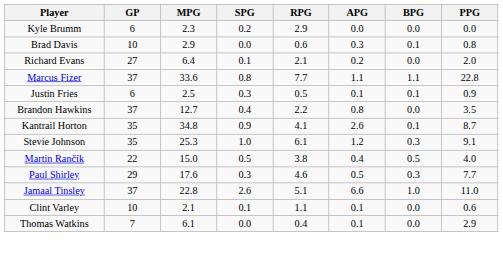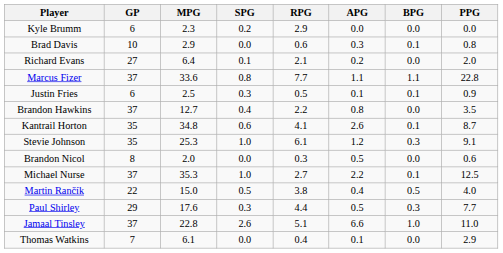(245, 126) 0.9 -> (245, 126) 0.6
+ row: (54, 158)
+ row: (54, 175)
(301, 175) 4.6 -> (301, 207) 4.4
- row: (54, 207)
